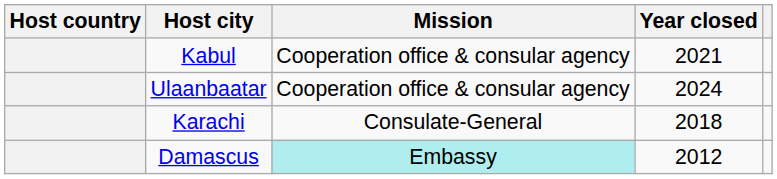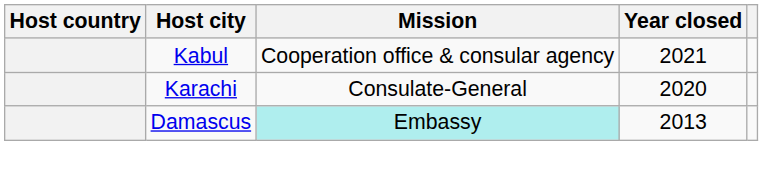- row: (209, 88)
(699, 122) 2018 -> (683, 88) 2020
(699, 156) 2012 -> (683, 122) 2013
